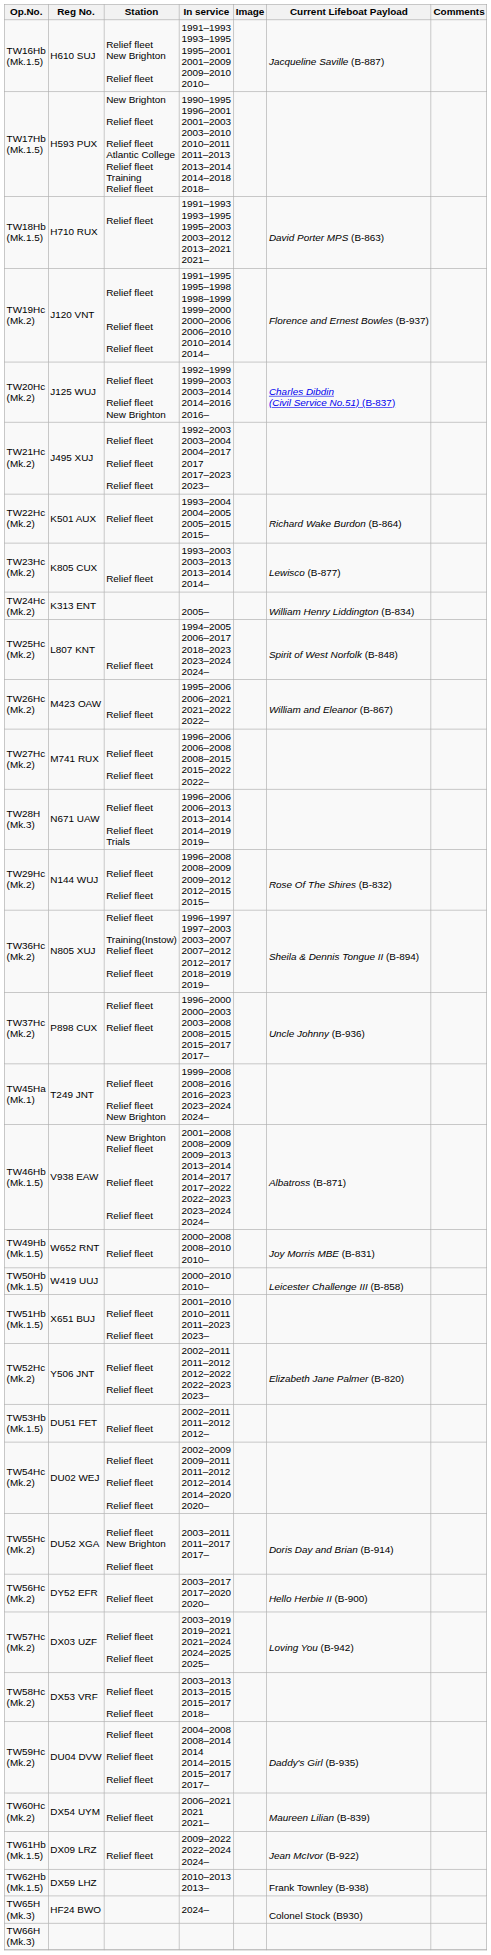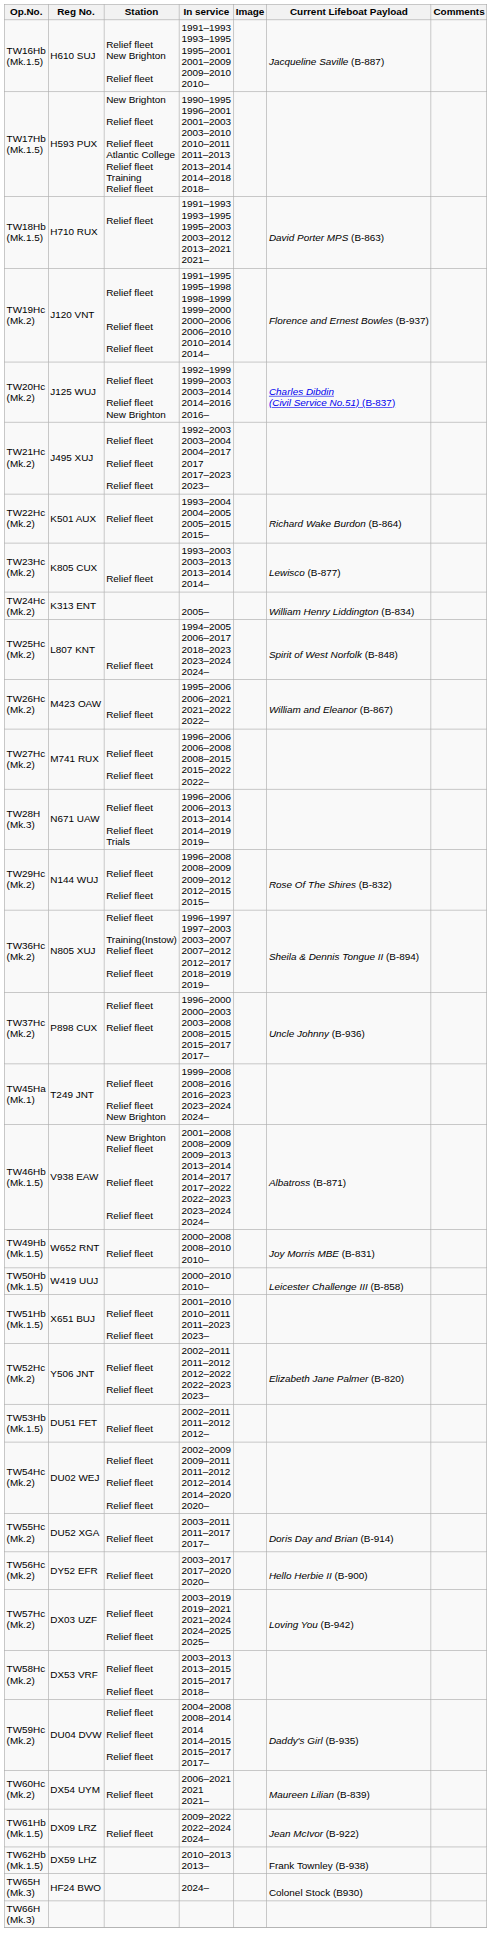(136, 1549) Relief fleet New Brighton Relief fleet -> (130, 1538) Relief fleet
